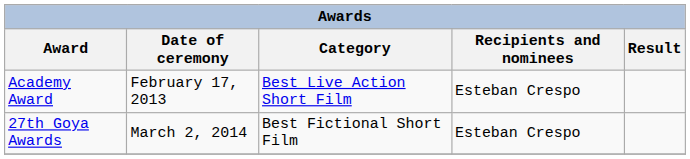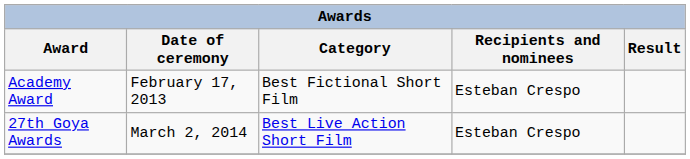(334, 91) Best Live Action Short Film -> (352, 91) Best Fictional Short Film
(352, 133) Best Fictional Short Film -> (334, 133) Best Live Action Short Film
